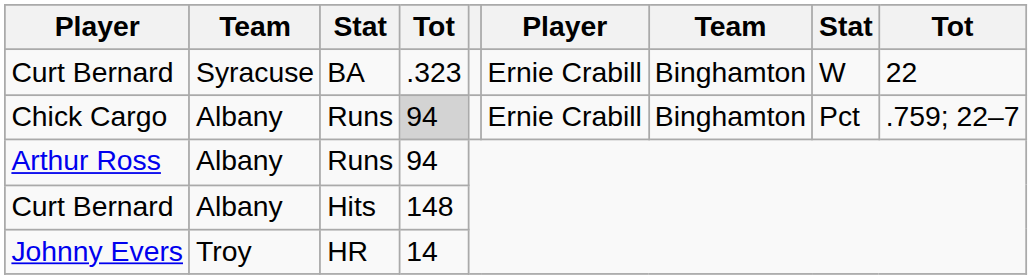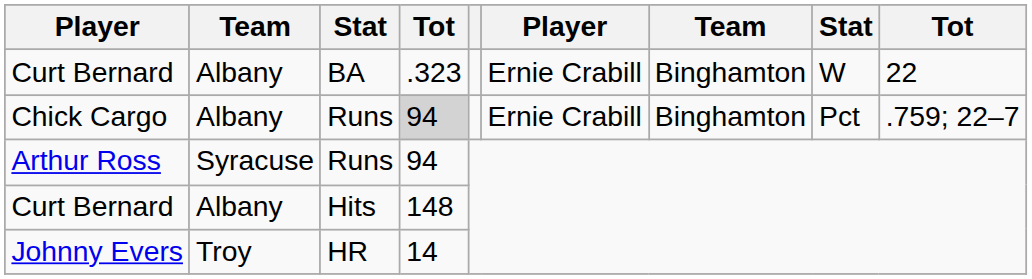(255, 71) Syracuse -> (239, 71) Albany
(239, 161) Albany -> (255, 161) Syracuse
